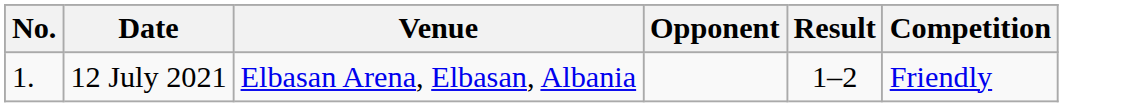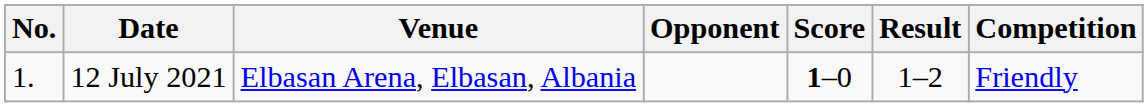+ column: (829, 28)
